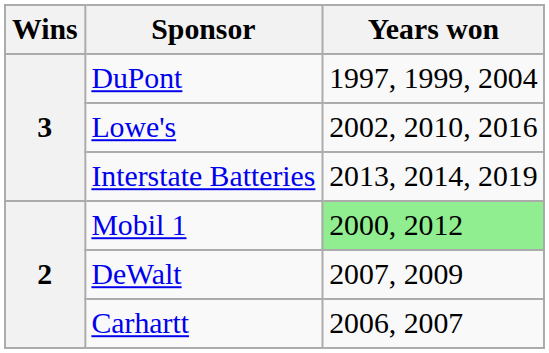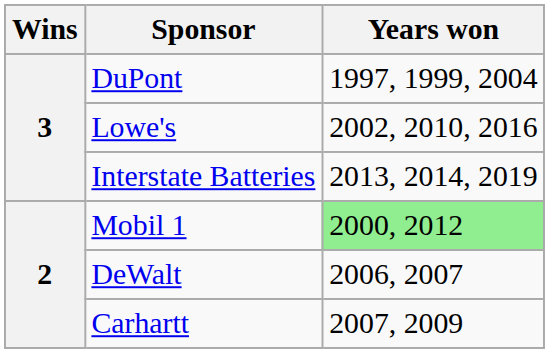(396, 274) 2007, 2009 -> (396, 274) 2006, 2007
(396, 323) 2006, 2007 -> (396, 323) 2007, 2009
